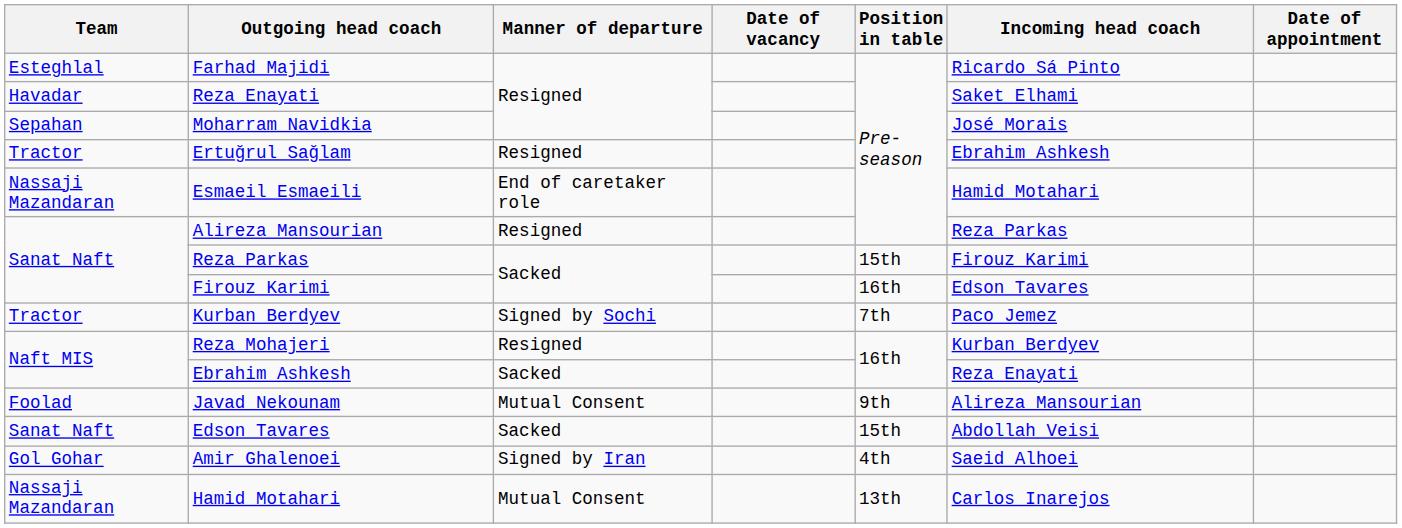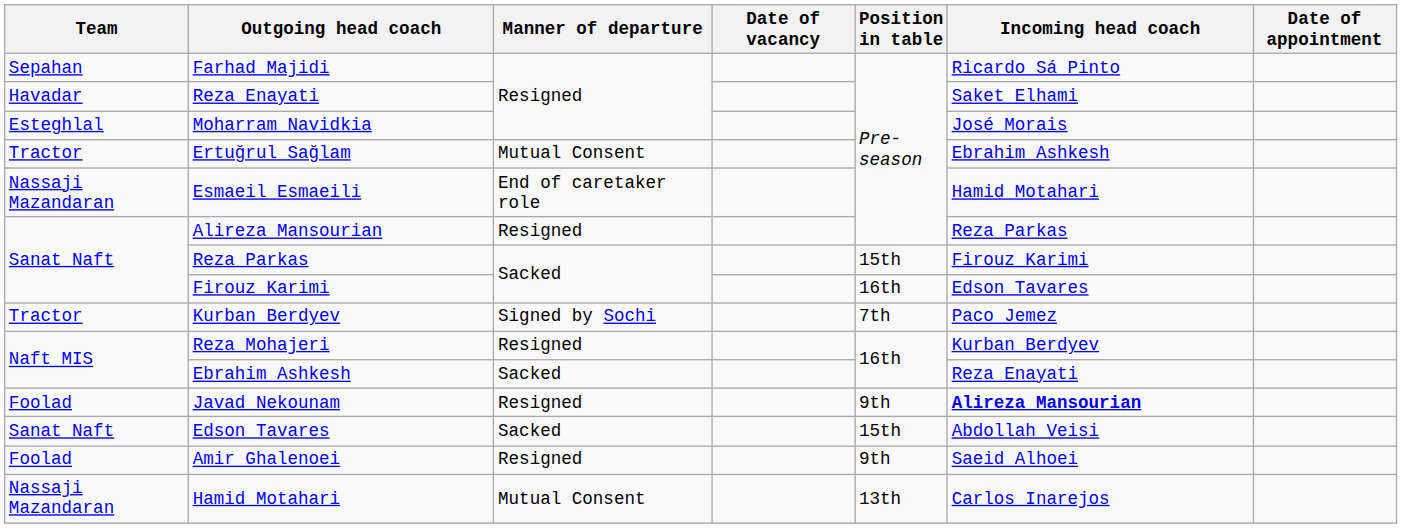(56, 68) Esteghlal -> (46, 68) Sepahan
(46, 125) Sepahan -> (56, 125) Esteghlal
(540, 154) Resigned -> (572, 154) Mutual Consent
(572, 403) Mutual Consent -> (540, 403) Resigned
(1046, 403) normal -> (1046, 403) bold
(56, 460) Gol Gohar -> (40, 460) Foolad
(572, 460) Signed by Iran -> (540, 460) Resigned
(875, 460) 4th -> (875, 460) 9th
